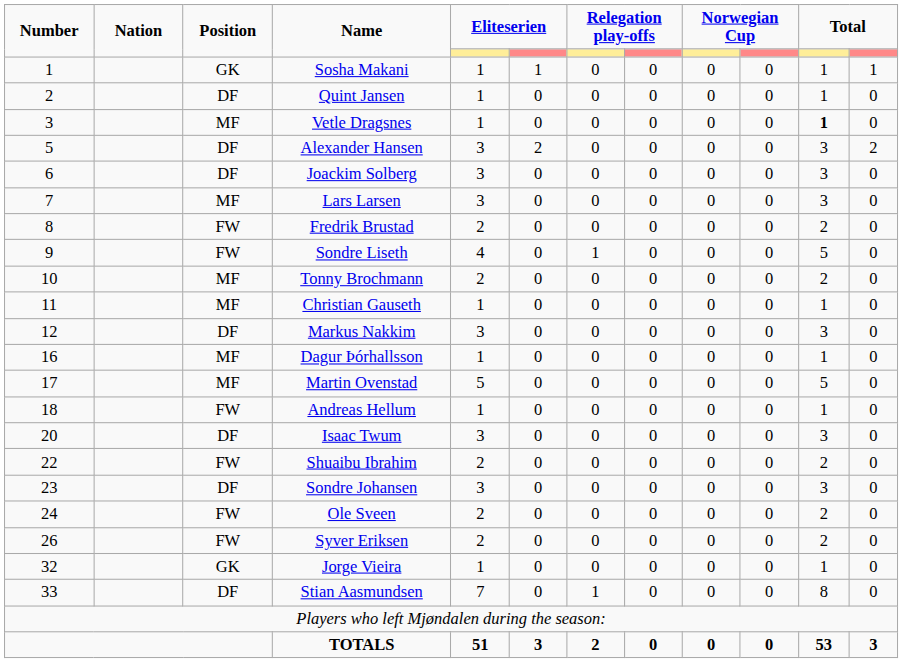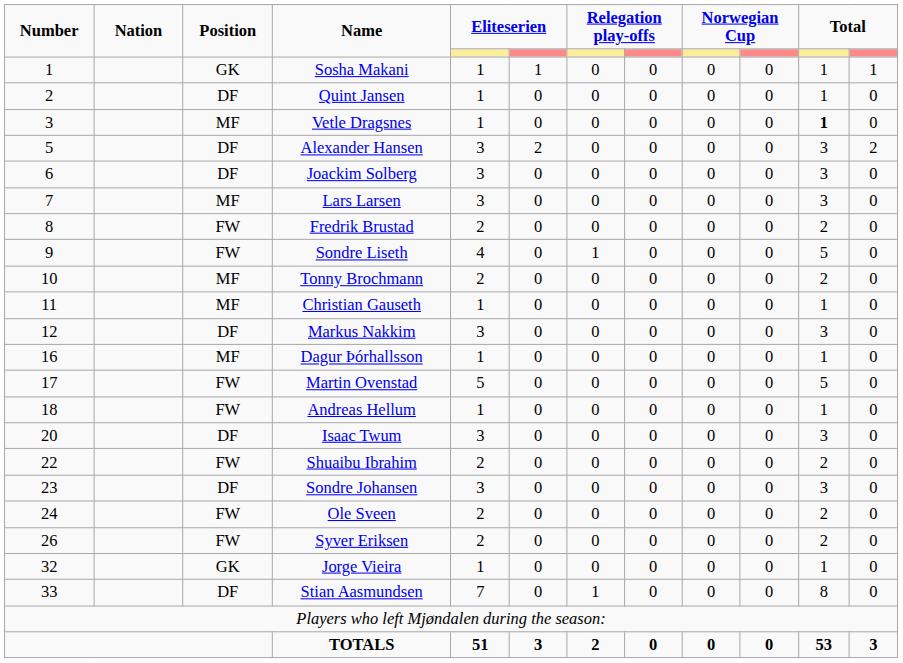(228, 383) MF -> (228, 383) FW
